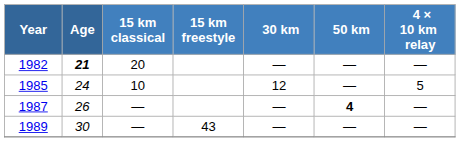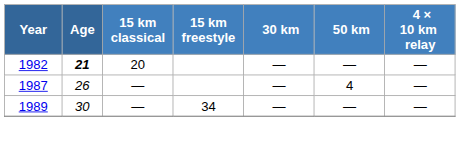- row: (33, 86)
(350, 106) bold -> (350, 86) normal
(208, 127) 43 -> (208, 106) 34
